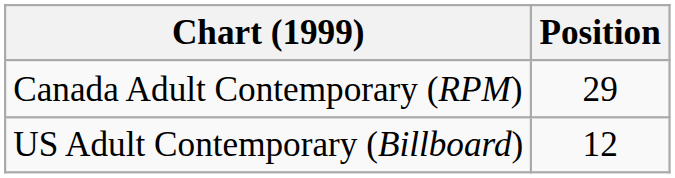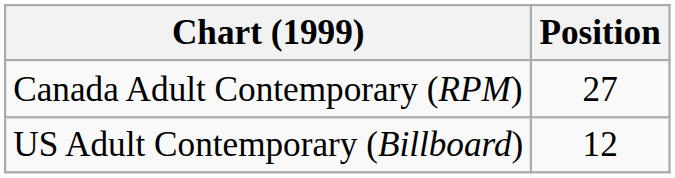(600, 88) 29 -> (600, 88) 27
